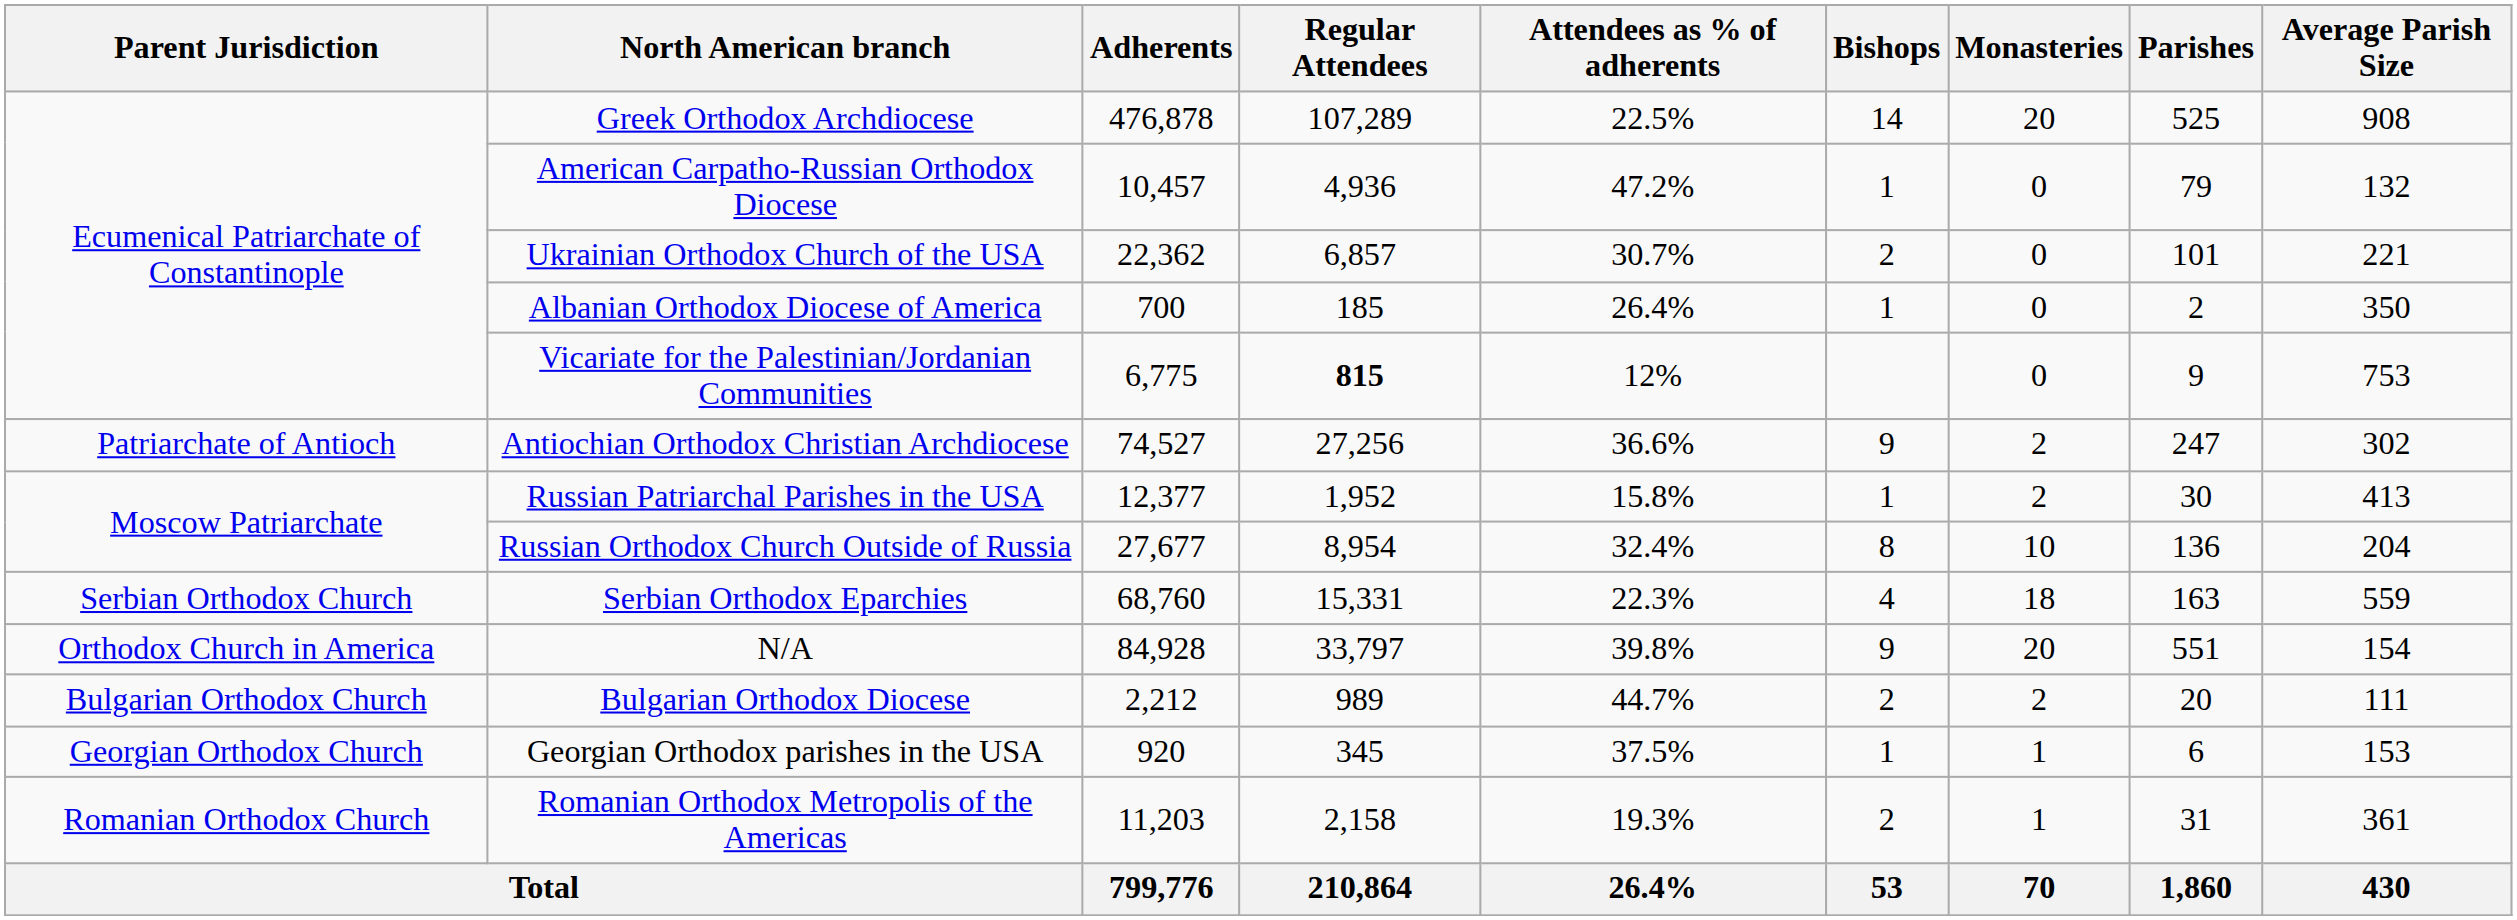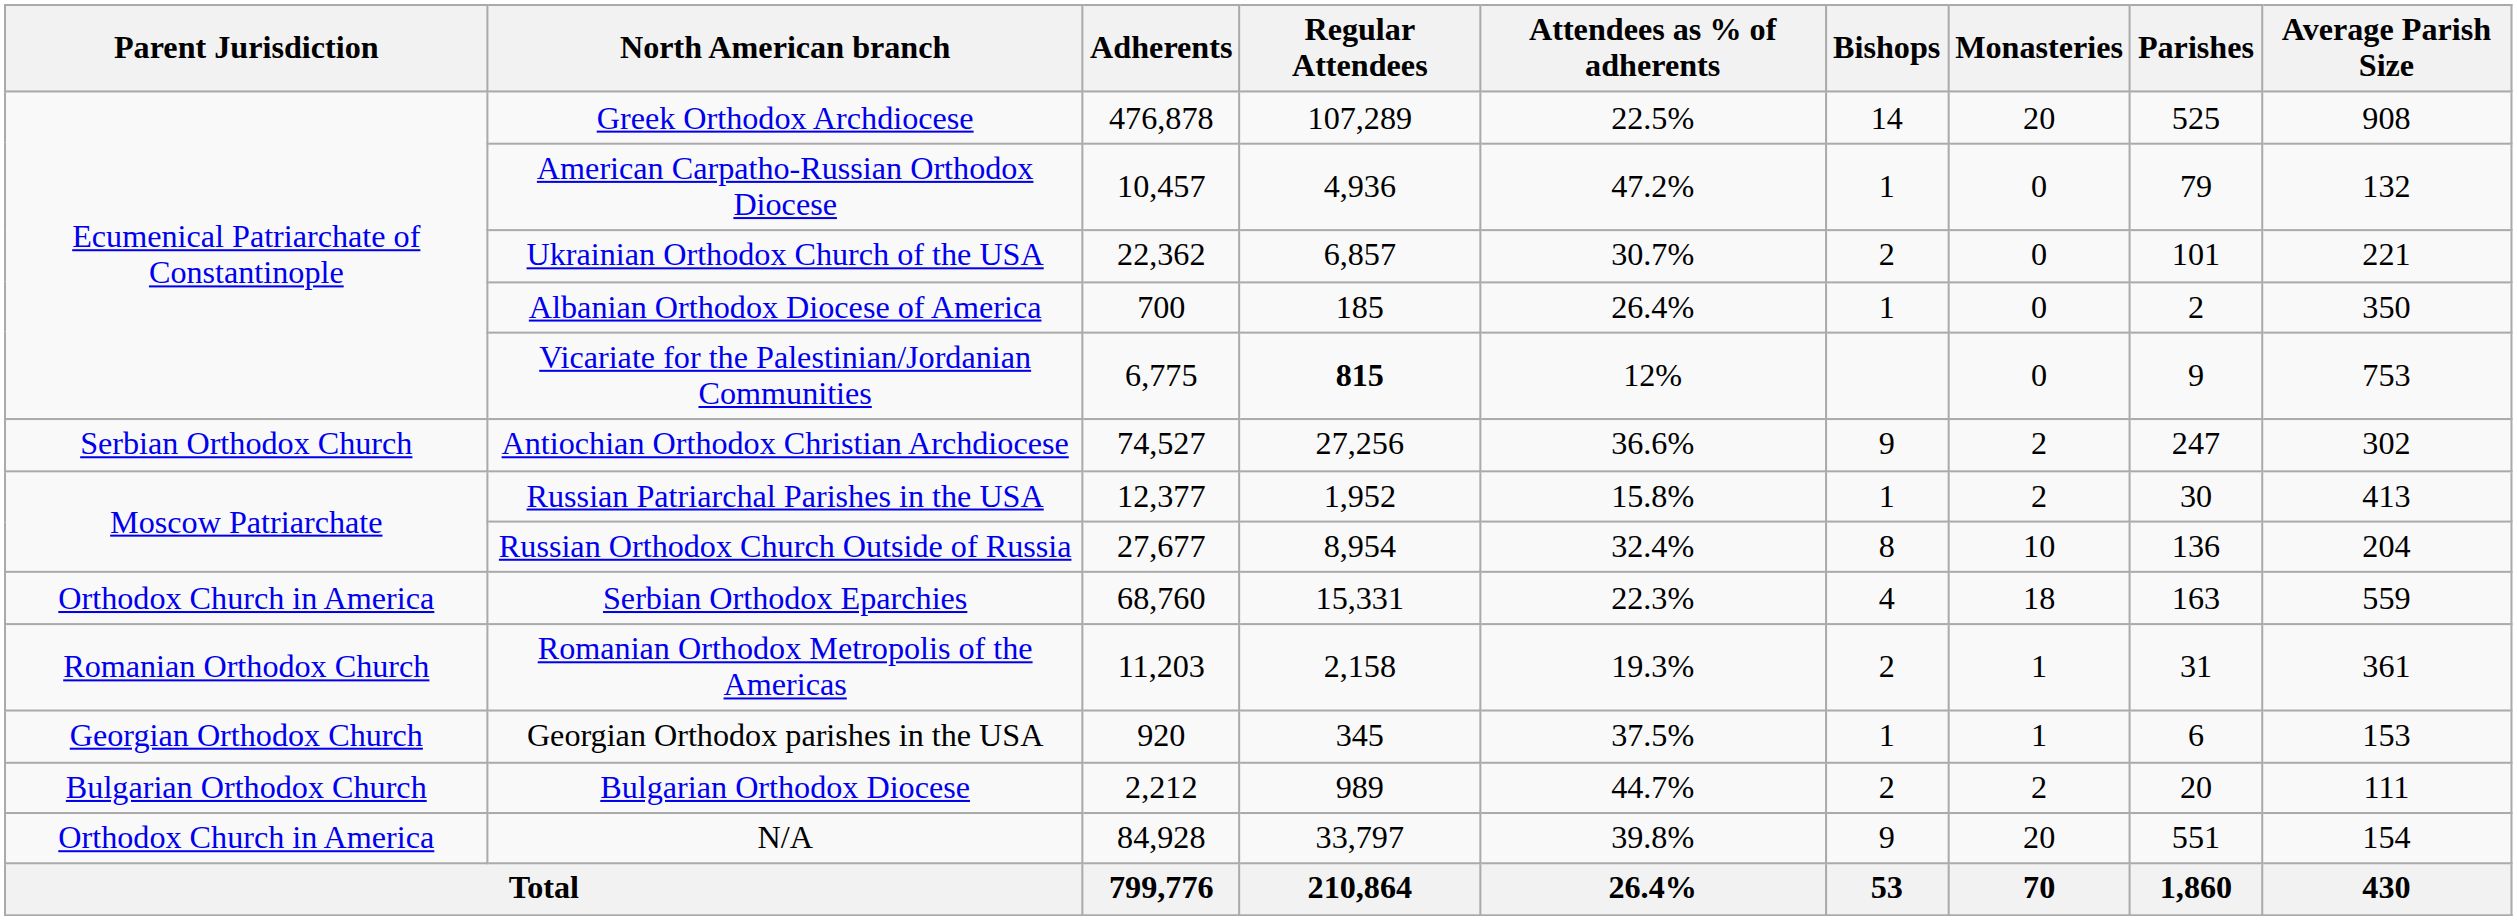(246, 444) Patriarchate of Antioch -> (246, 444) Serbian Orthodox Church
(246, 597) Serbian Orthodox Church -> (246, 597) Orthodox Church in America
rows swapped: (785, 819) <-> (785, 648)
rows swapped: (785, 699) <-> (785, 750)
